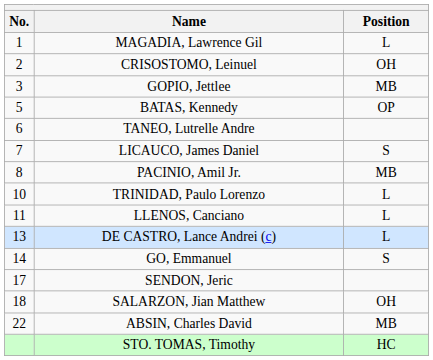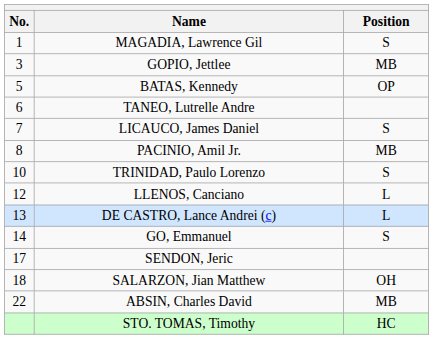(386, 43) L -> (386, 43) S
- row: (189, 64)
(386, 194) L -> (386, 172) S
(19, 215) 11 -> (19, 194) 12
